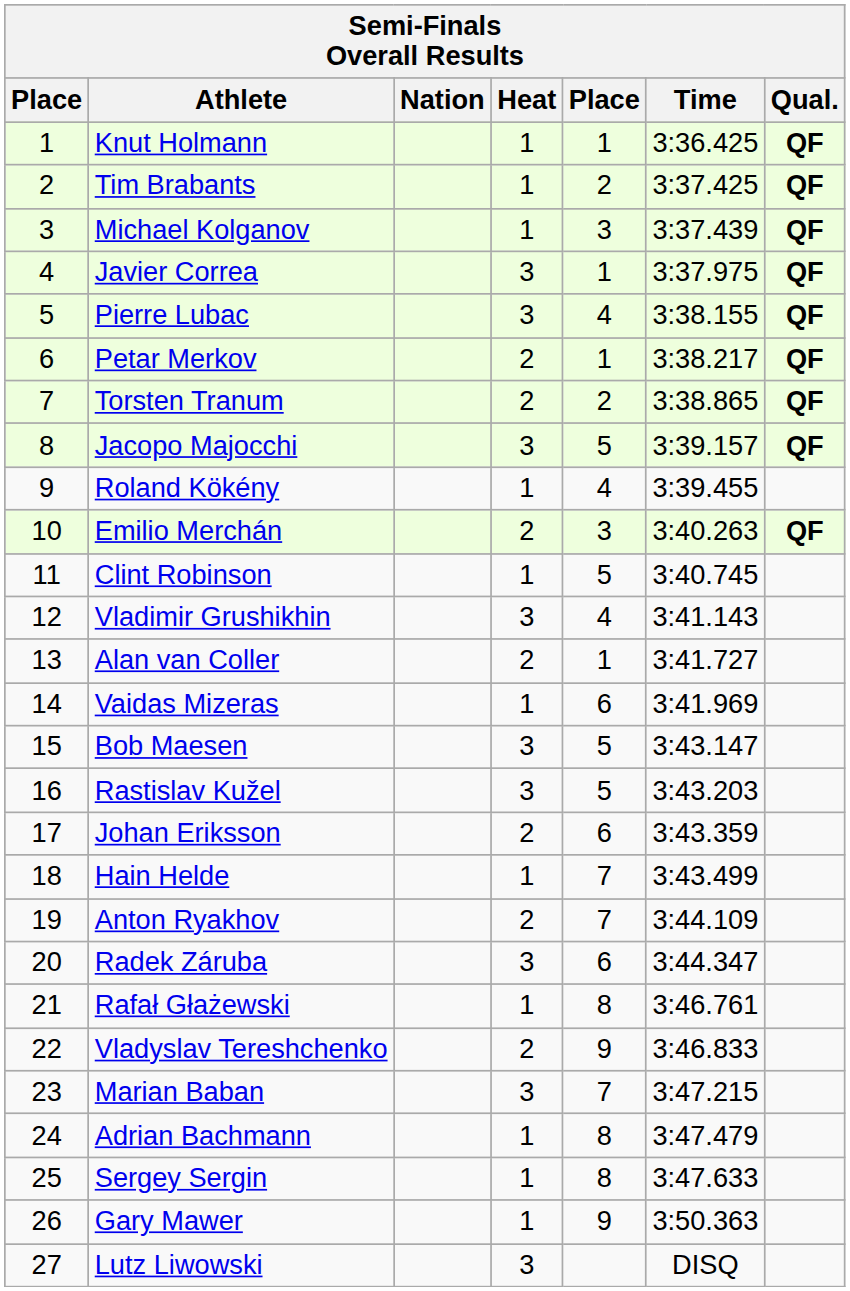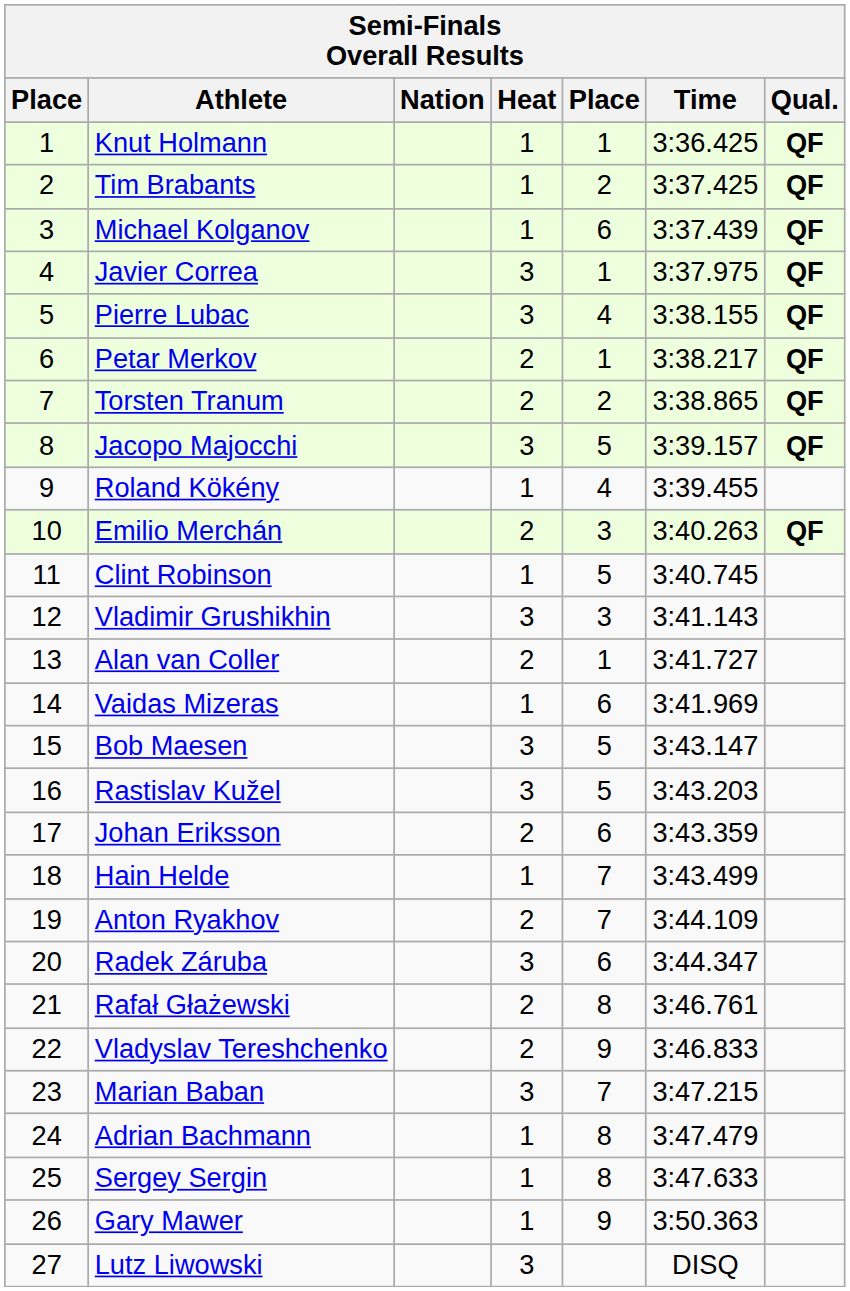(604, 229) 3 -> (604, 229) 6
(604, 617) 4 -> (604, 617) 3
(527, 1005) 1 -> (527, 1005) 2
